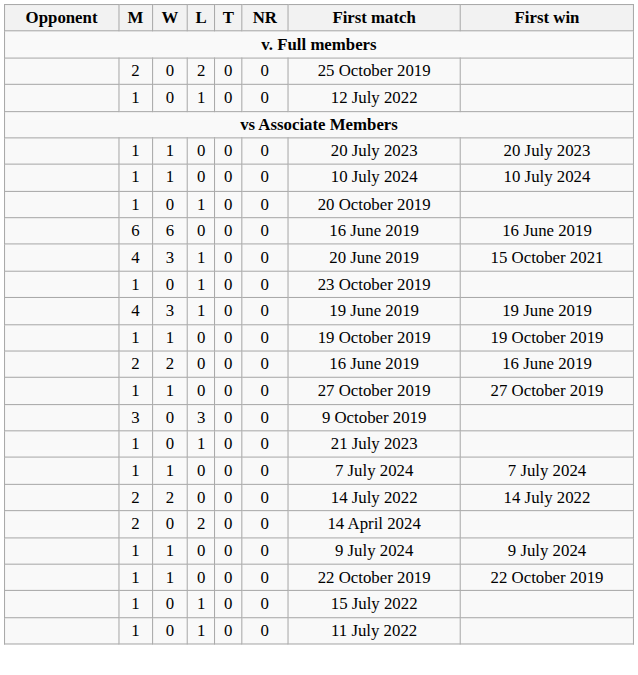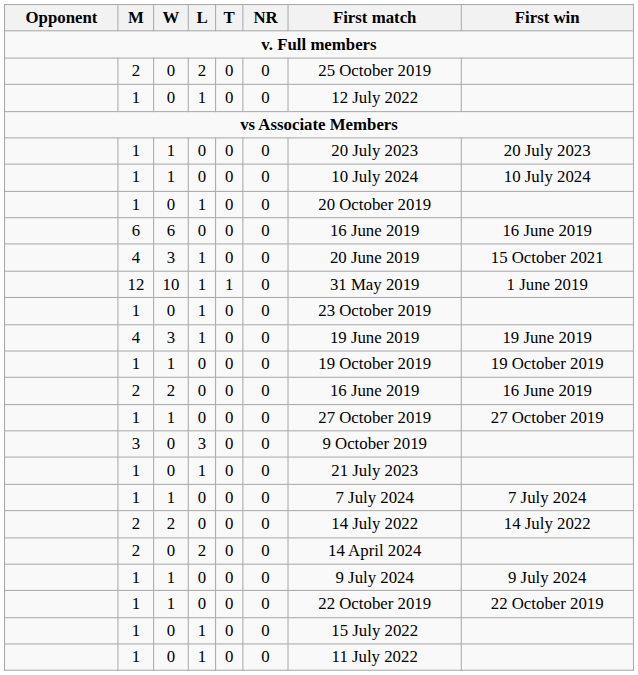+ row: (136, 284)
